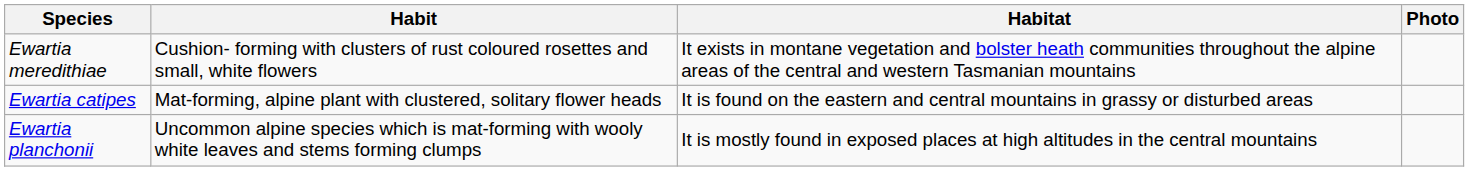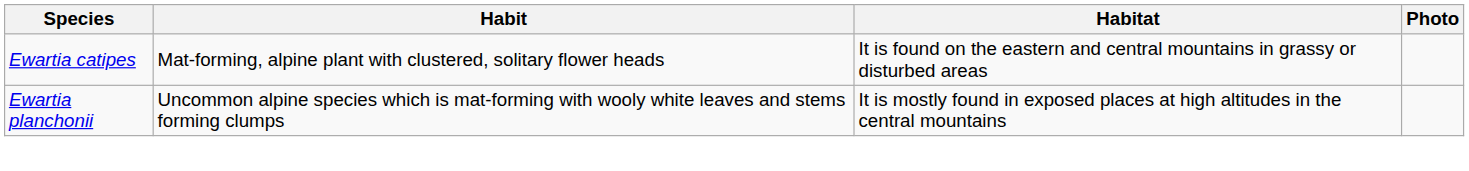- row: (58, 59)
